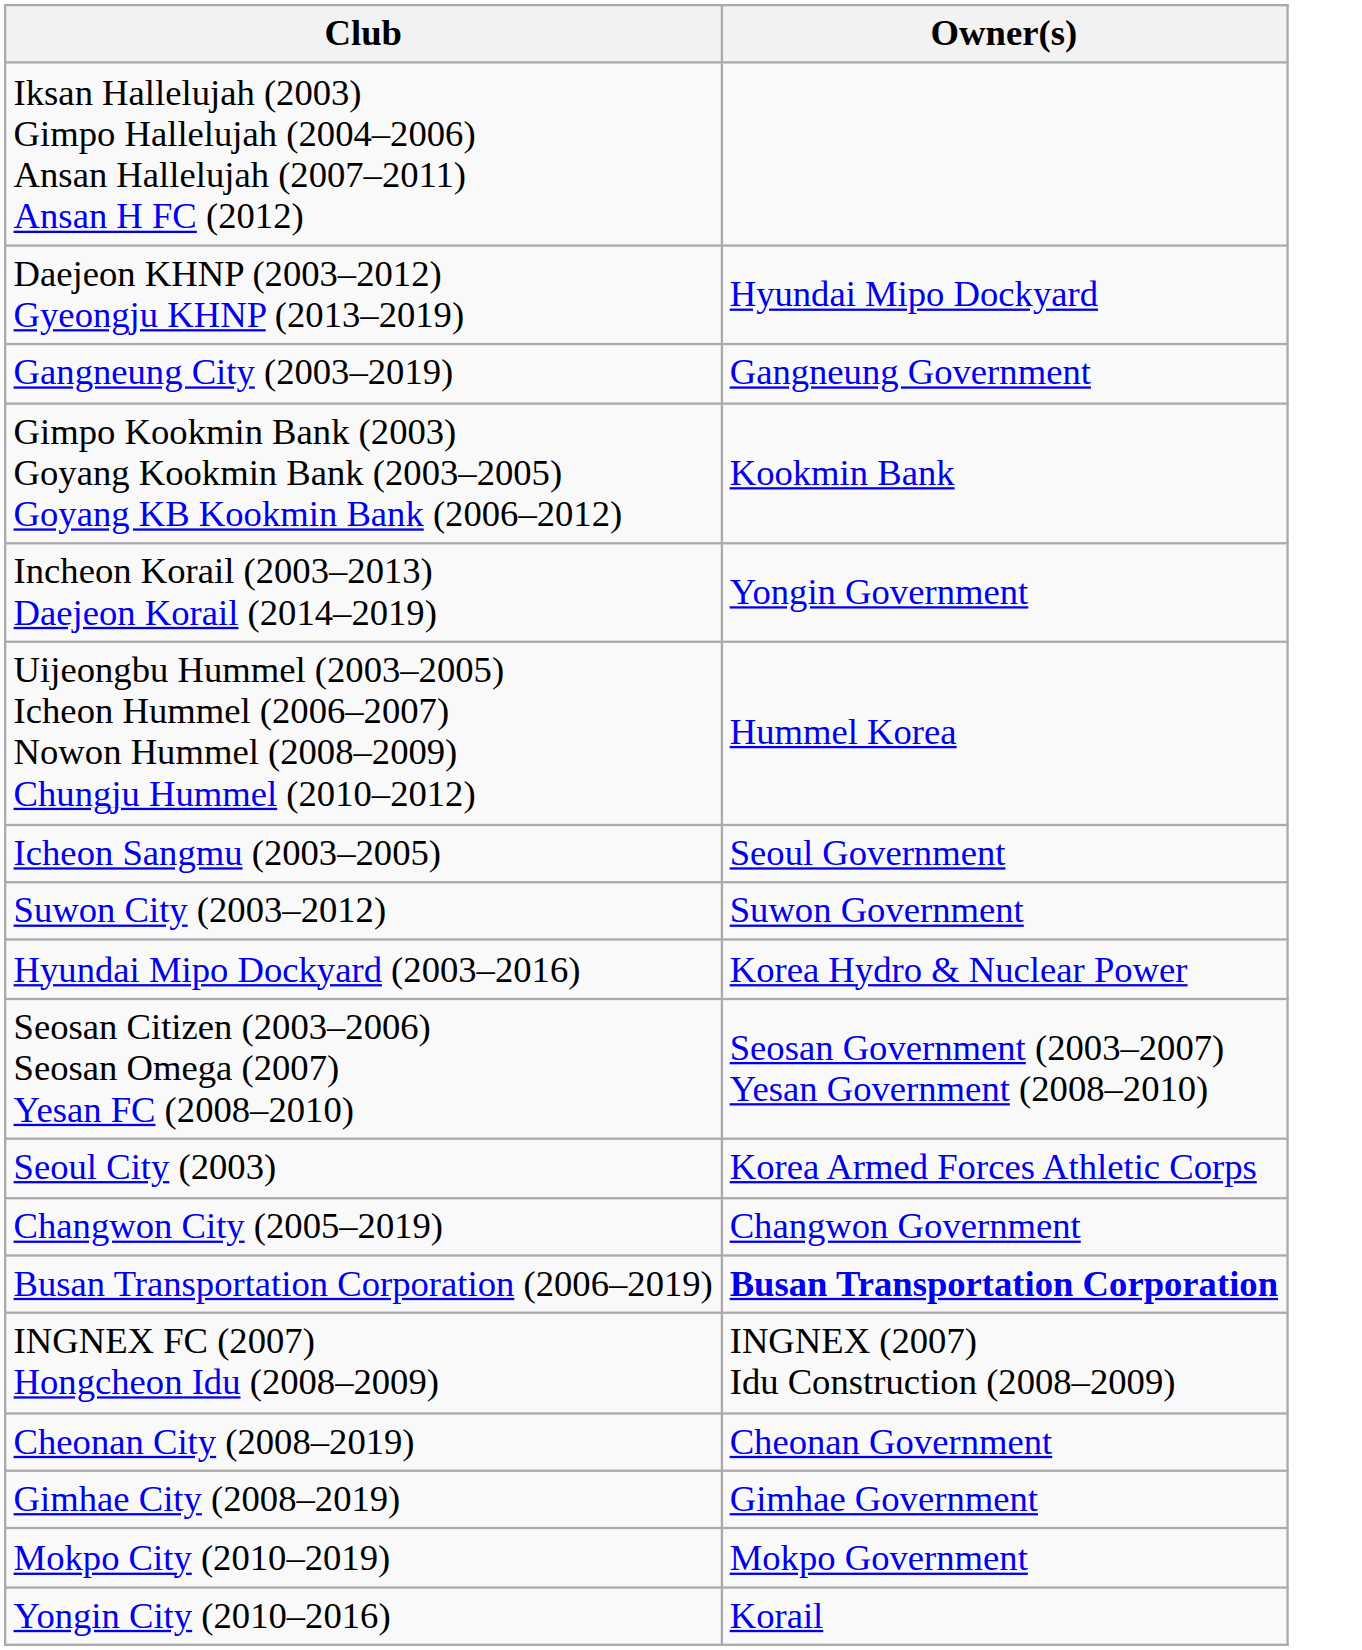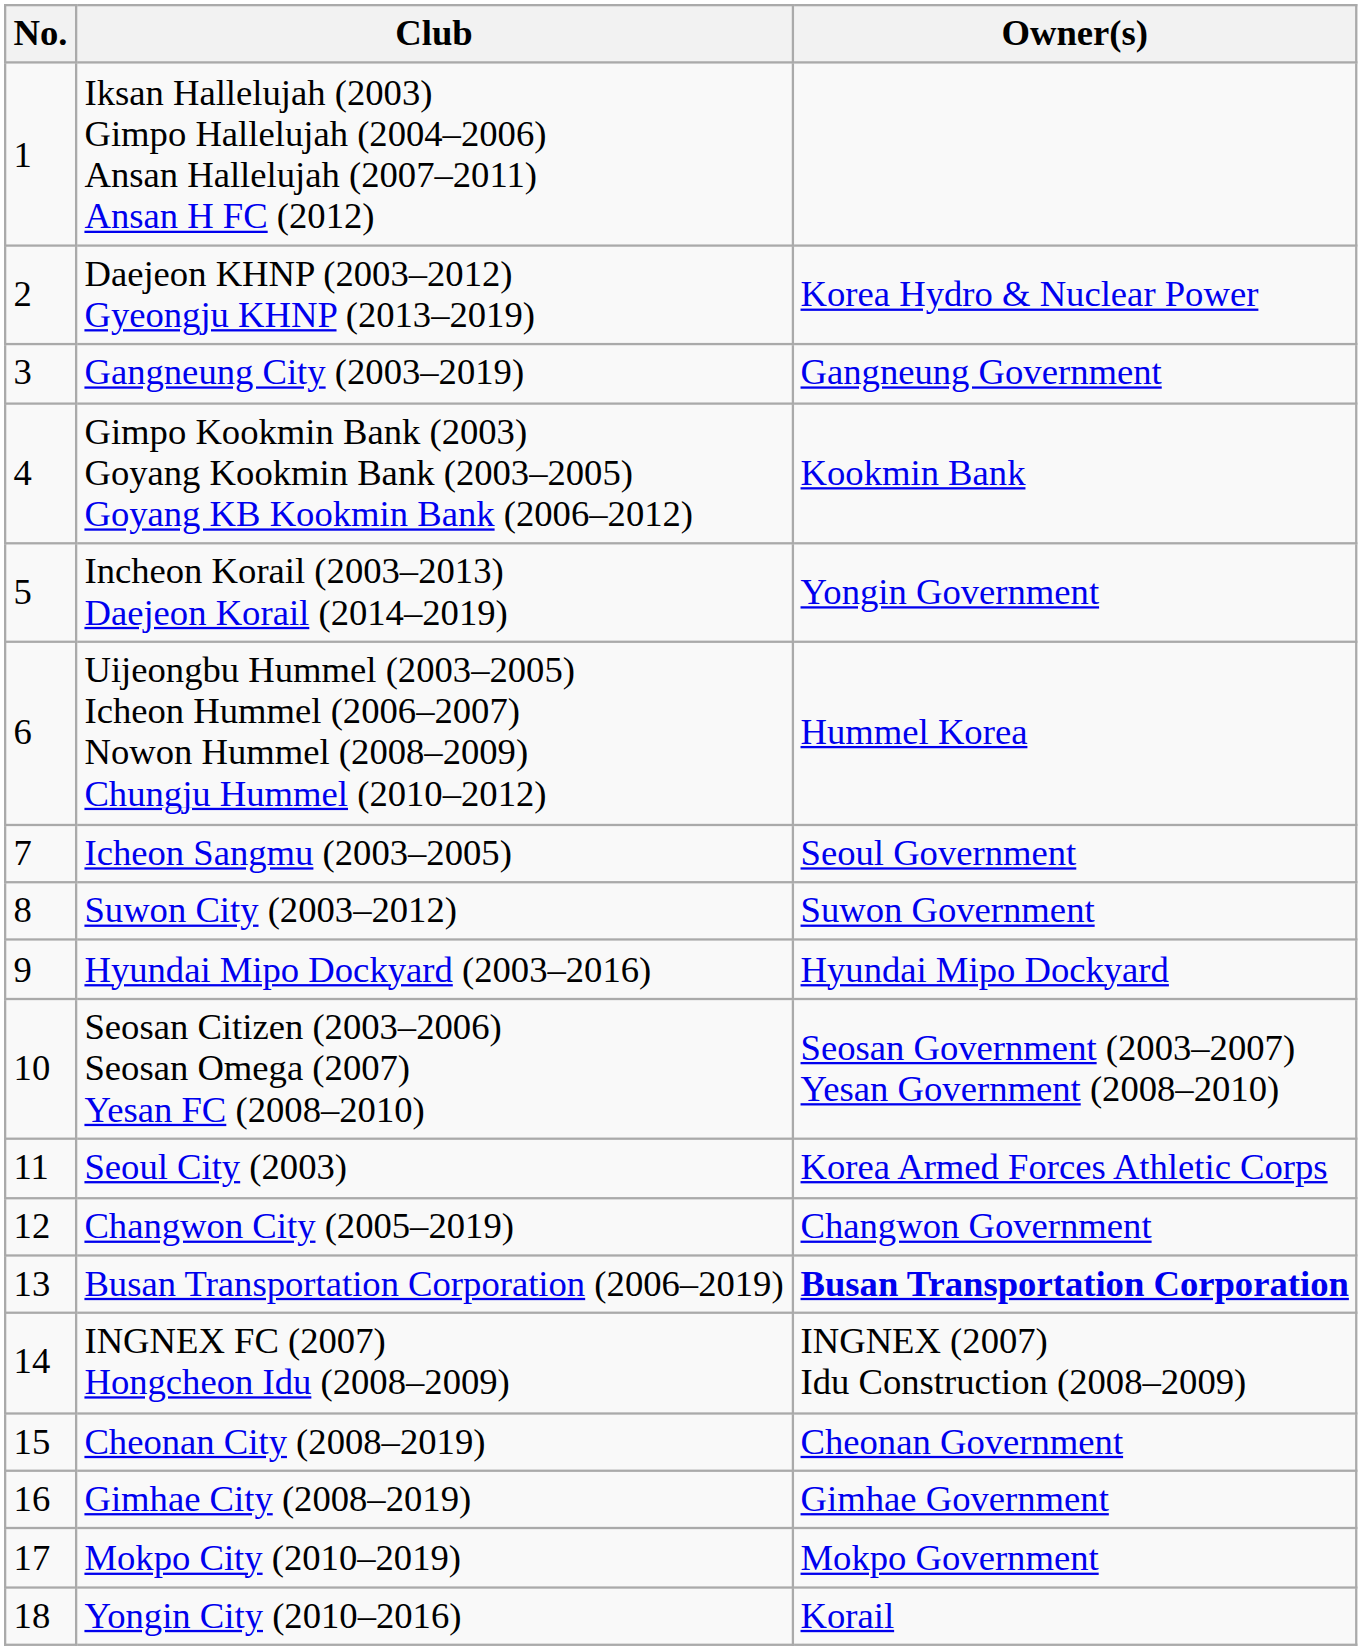+ column: (41, 33)
(914, 294) Hyundai Mipo Dockyard -> (1029, 294) Korea Hydro & Nuclear Power
(959, 968) Korea Hydro & Nuclear Power -> (985, 968) Hyundai Mipo Dockyard
